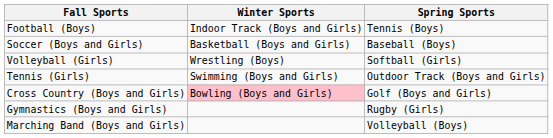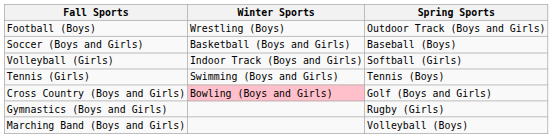(276, 29) Indoor Track (Boys and Girls) -> (237, 29) Wrestling (Boys)
(406, 29) Tennis (Boys) -> (456, 29) Outdoor Track (Boys and Girls)
(237, 61) Wrestling (Boys) -> (276, 61) Indoor Track (Boys and Girls)
(456, 77) Outdoor Track (Boys and Girls) -> (406, 77) Tennis (Boys)
